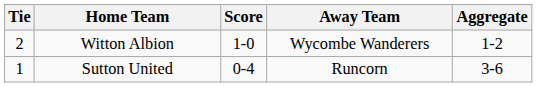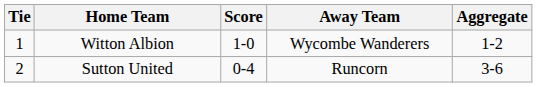(19, 43) 2 -> (19, 43) 1
(19, 69) 1 -> (19, 69) 2
